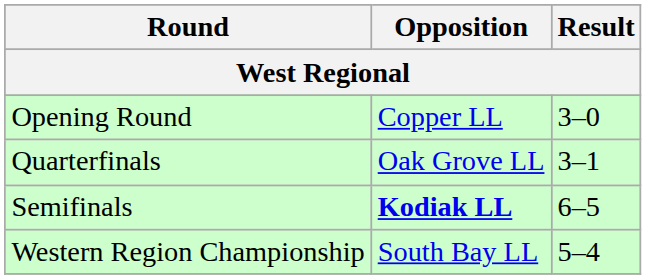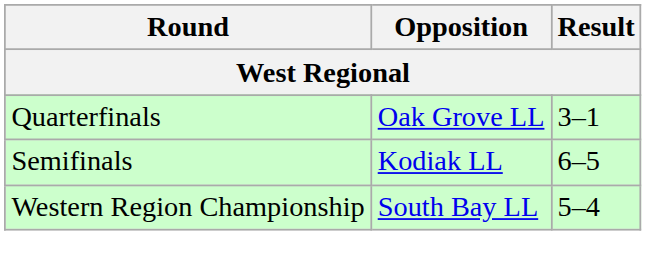- row: (101, 116)
(445, 206) bold -> (440, 161) normal
